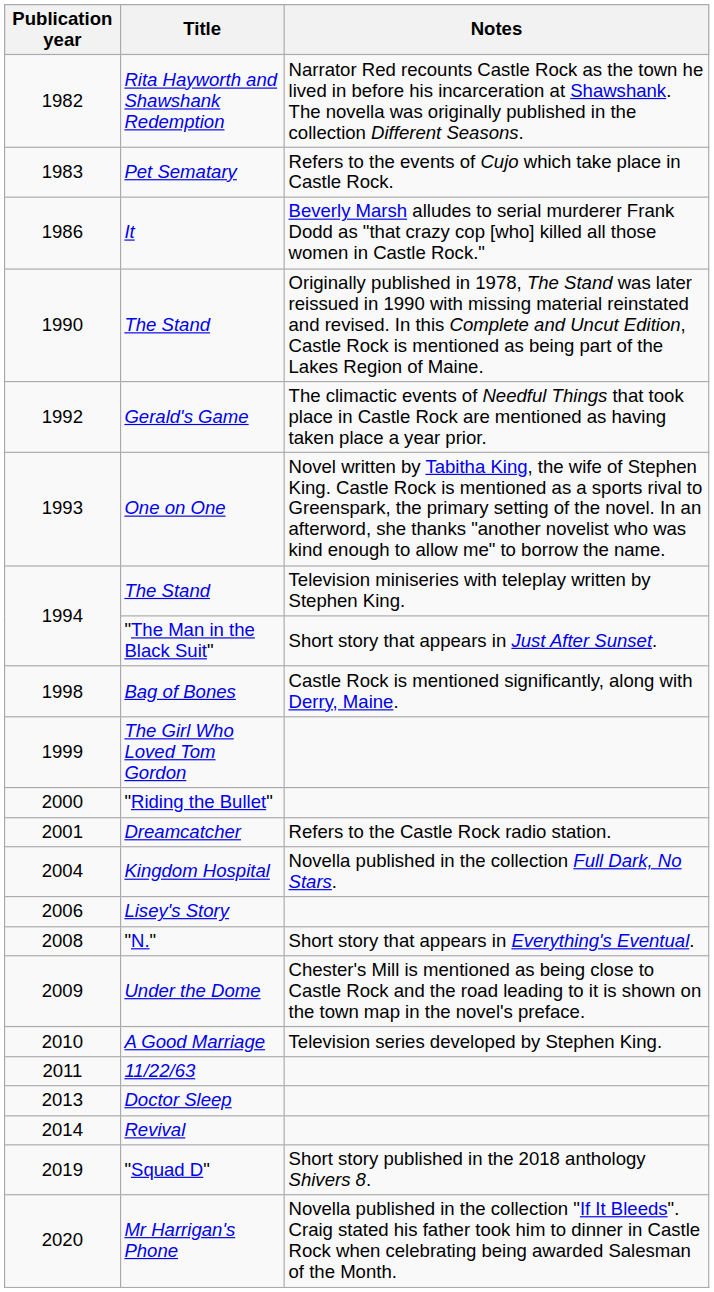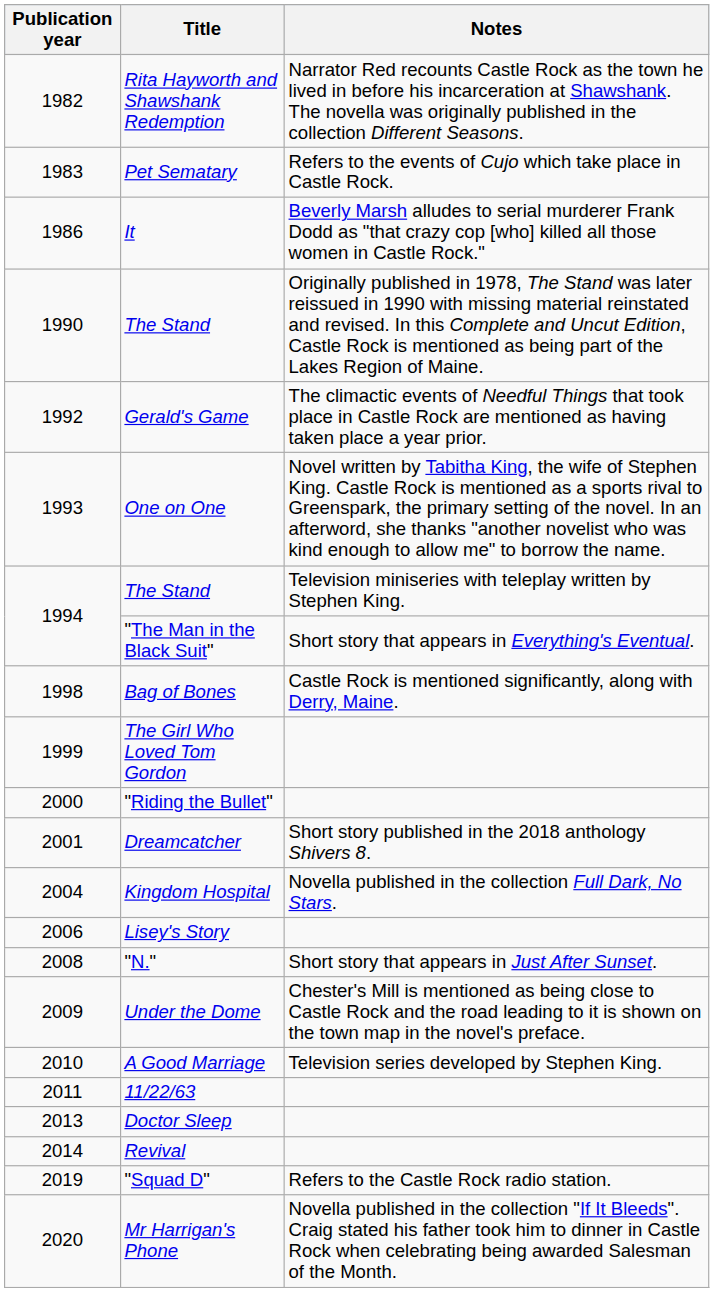(473, 640) Short story that appears in Just After Sunset. -> (491, 640) Short story that appears in Everything's Eventual.
(450, 831) Refers to the Castle Rock radio station. -> (467, 842) Short story published in the 2018 anthology Shivers 8.
(491, 940) Short story that appears in Everything's Eventual. -> (473, 961) Short story that appears in Just After Sunset.
(467, 1169) Short story published in the 2018 anthology Shivers 8. -> (450, 1180) Refers to the Castle Rock radio station.
